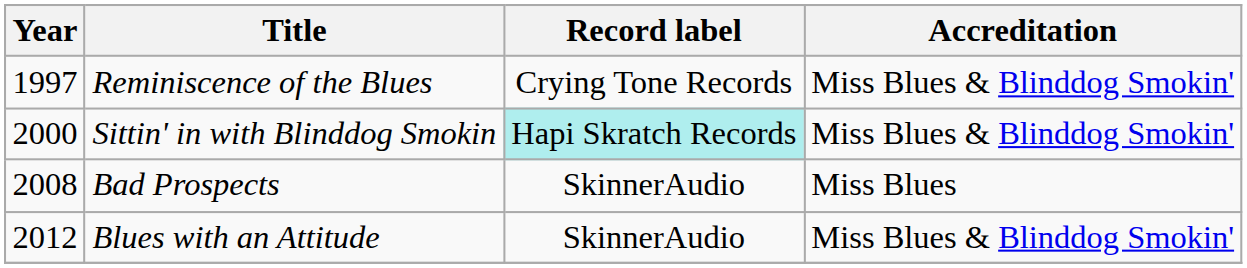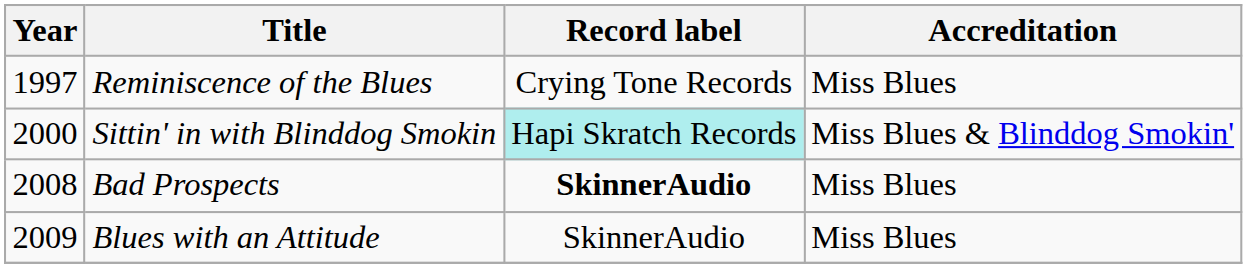(1023, 81) Miss Blues & Blinddog Smokin' -> (884, 81) Miss Blues
(654, 184) normal -> (654, 184) bold
(45, 236) 2012 -> (45, 236) 2009
(1023, 236) Miss Blues & Blinddog Smokin' -> (884, 236) Miss Blues
